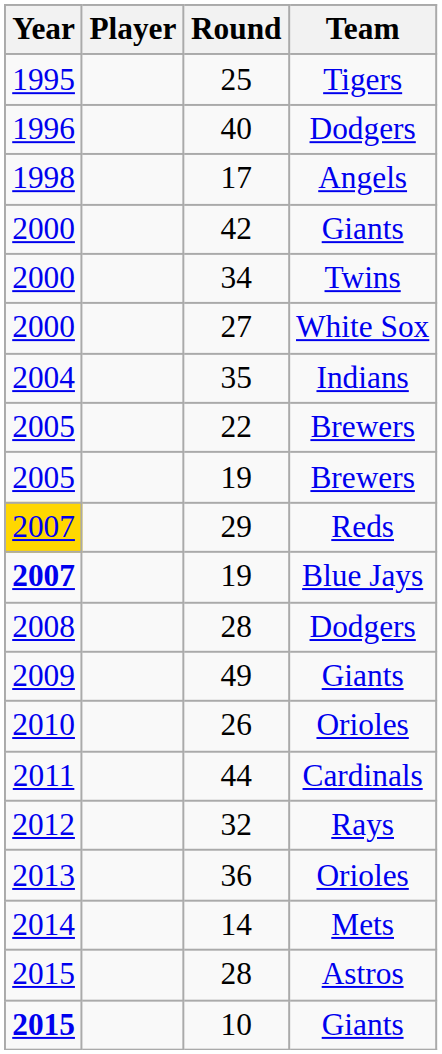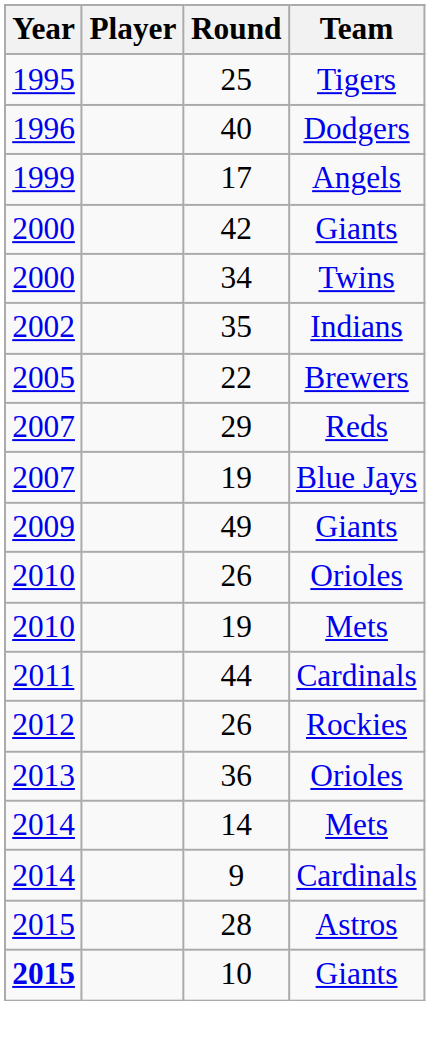(44, 178) 1998 -> (44, 178) 1999
- row: (236, 327)
(44, 377) 2004 -> (44, 327) 2002
- row: (236, 476)
(44, 526) gold background -> (44, 427) no background
(44, 576) bold -> (44, 476) normal
- row: (236, 626)
+ row: (236, 626)
- row: (236, 825)
+ row: (236, 725)
+ row: (236, 874)
